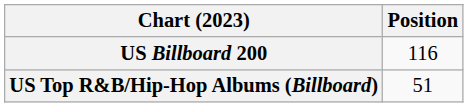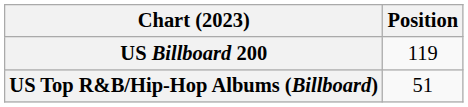(423, 53) 116 -> (423, 53) 119
